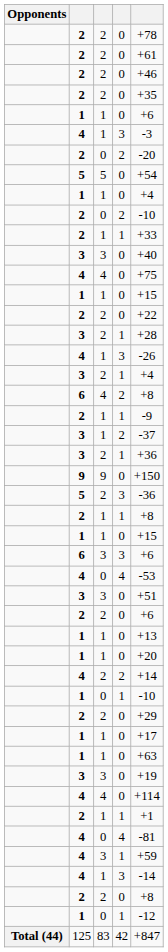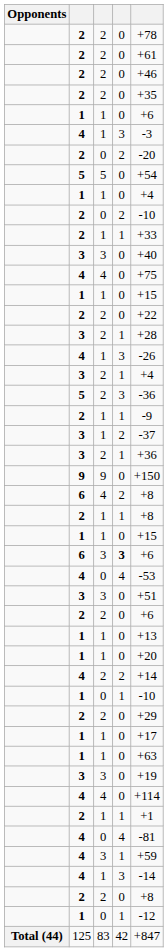rows swapped: (82, 495) <-> (82, 395)
(122, 555) normal -> (122, 555) bold
